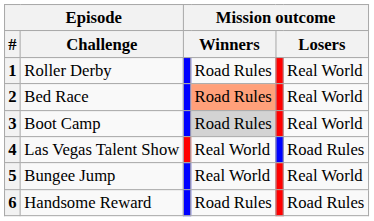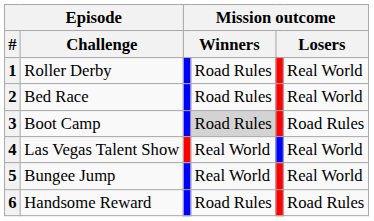(233, 96) lightsalmon background -> (233, 96) no background
(325, 123) Real World -> (326, 123) Road Rules
(326, 149) Road Rules -> (325, 149) Real World
